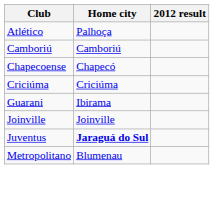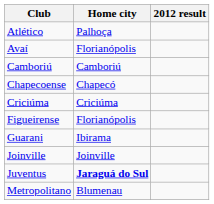+ row: (17, 48)
+ row: (33, 119)
